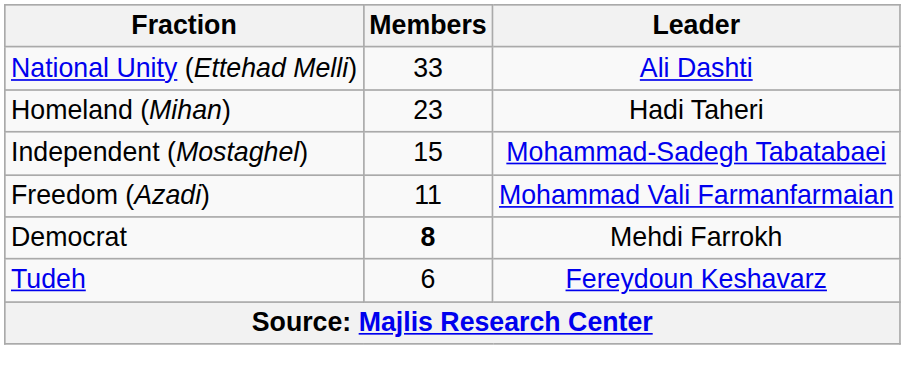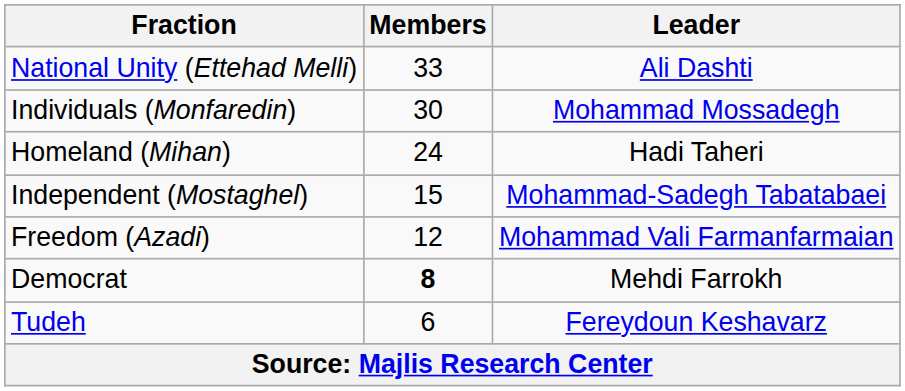+ row: (154, 110)
(428, 110) 23 -> (428, 152) 24
(428, 195) 11 -> (428, 237) 12
